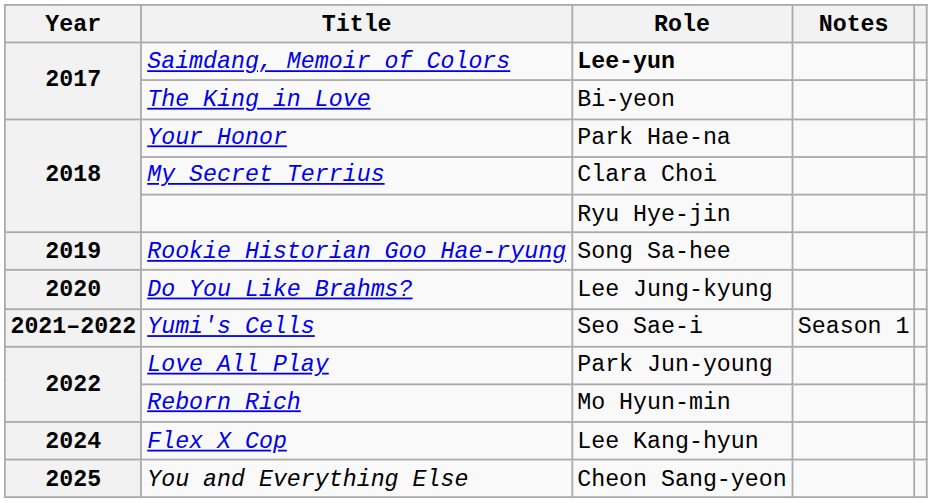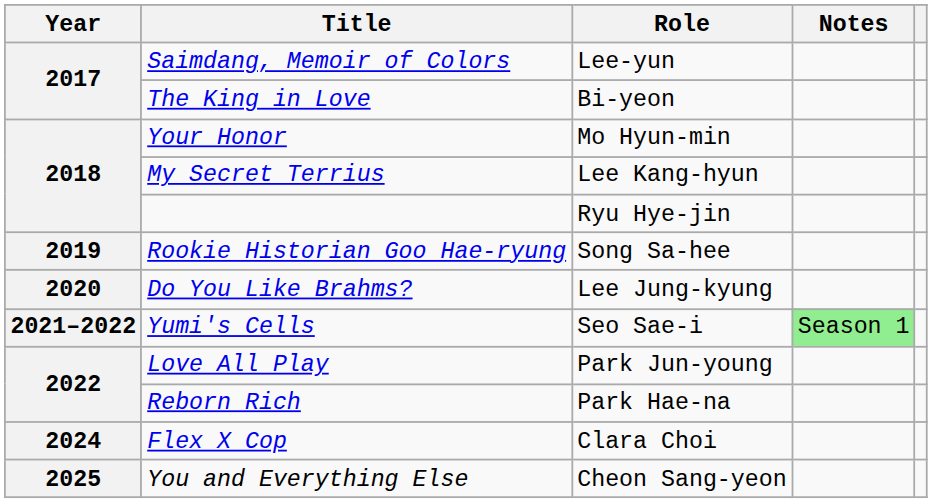(626, 62) bold -> (626, 62) normal
(654, 138) Park Hae-na -> (654, 138) Mo Hyun-min
(647, 176) Clara Choi -> (668, 176) Lee Kang-hyun
(854, 327) no background -> (854, 327) lightgreen background
(654, 403) Mo Hyun-min -> (654, 403) Park Hae-na
(668, 441) Lee Kang-hyun -> (647, 441) Clara Choi
